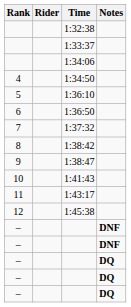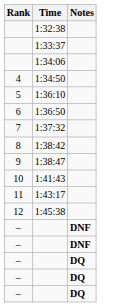- column: (47, 12)
